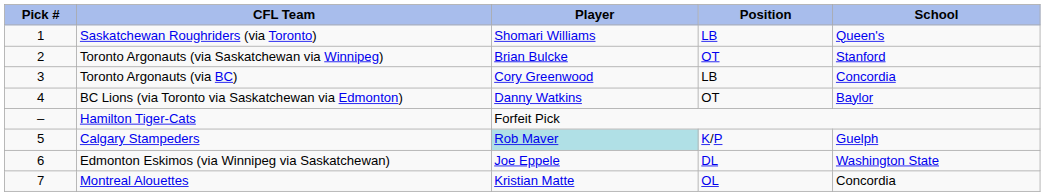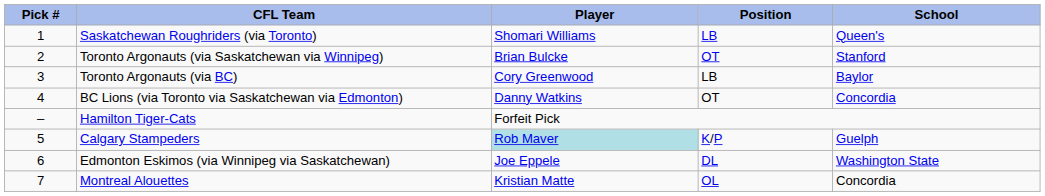(866, 77) Concordia -> (855, 77) Baylor
(855, 98) Baylor -> (866, 98) Concordia
